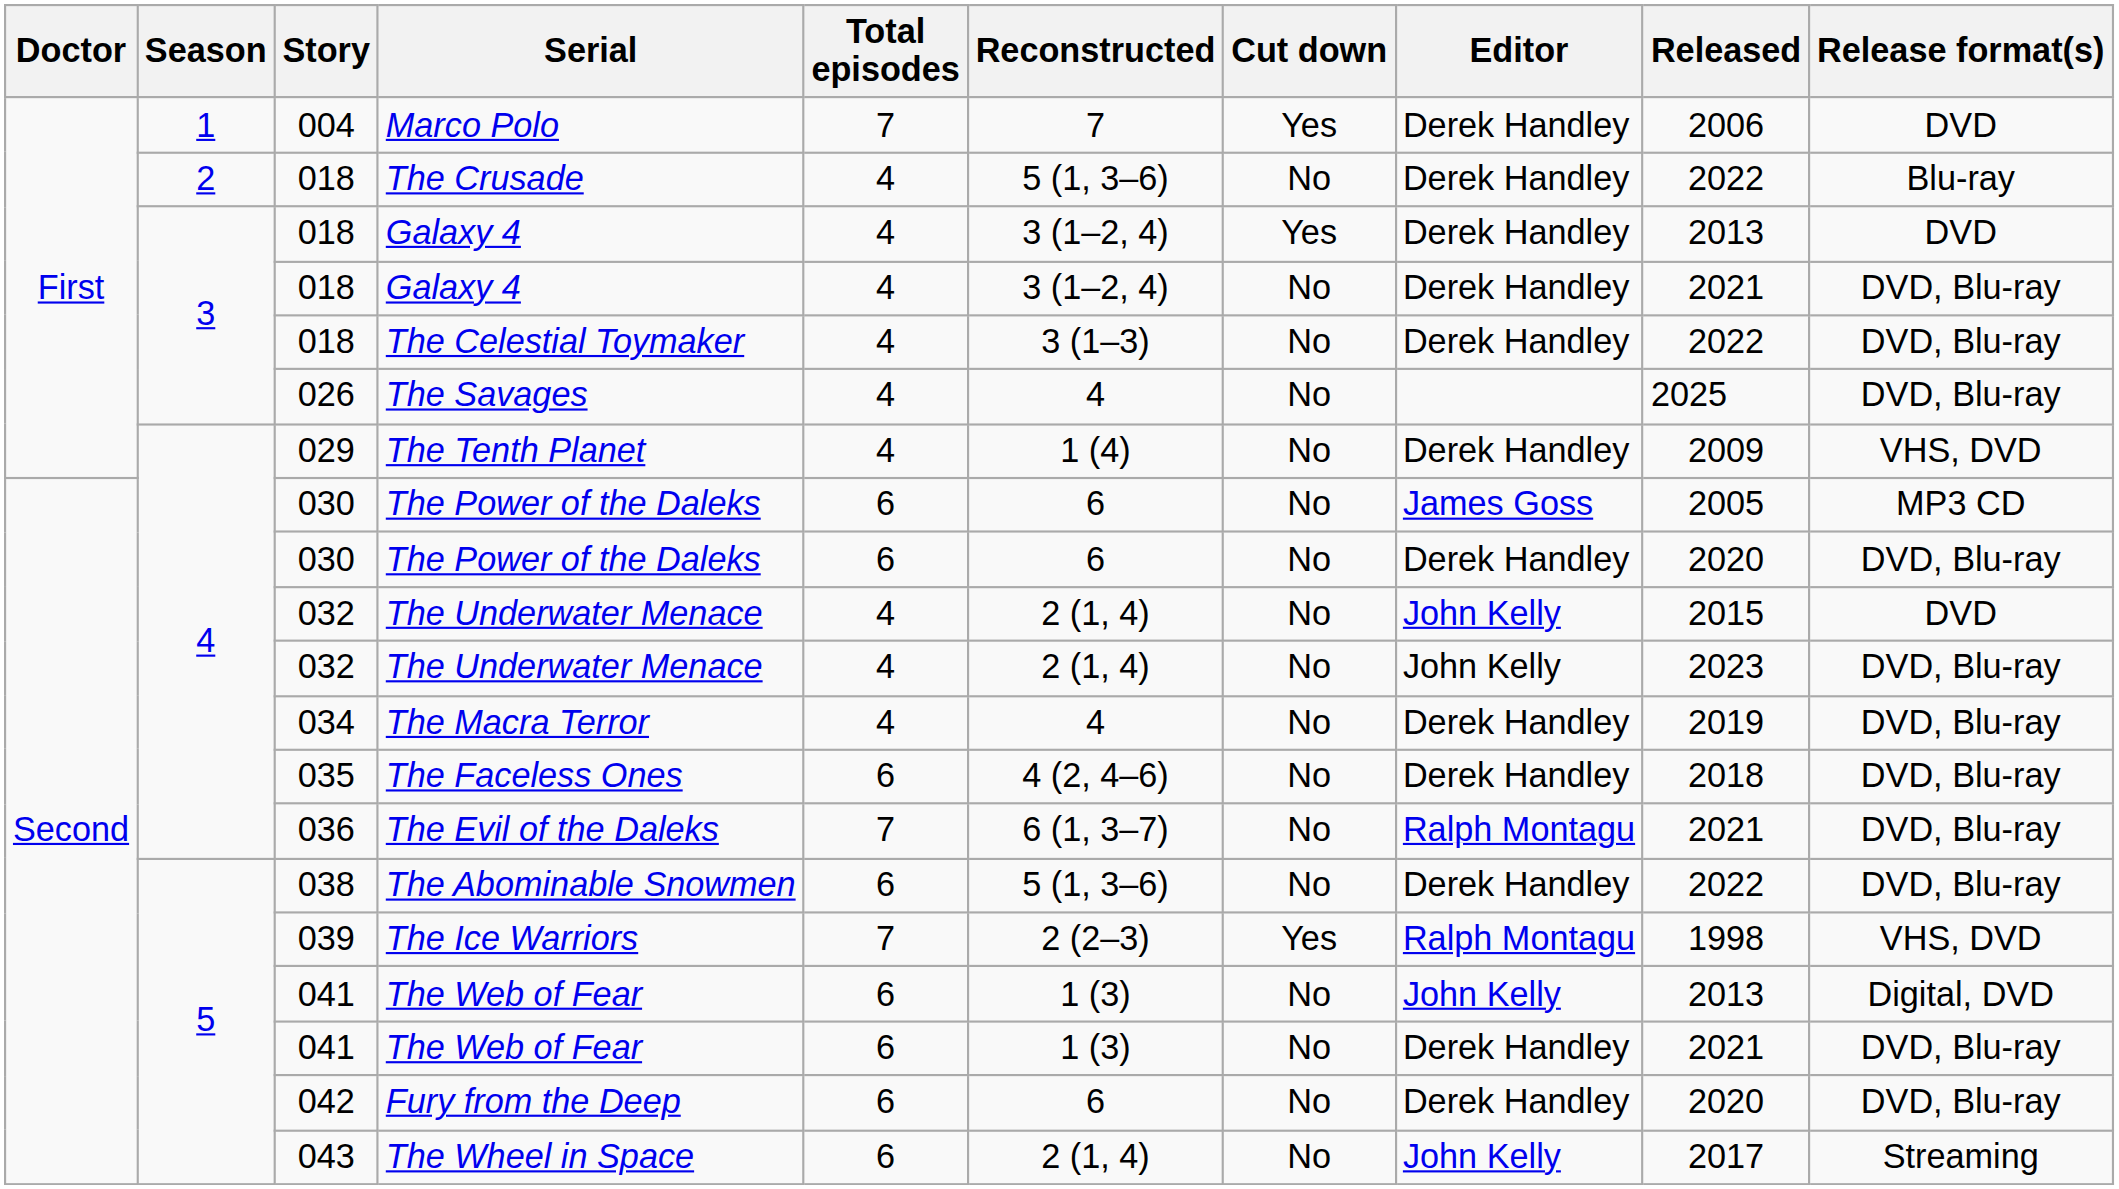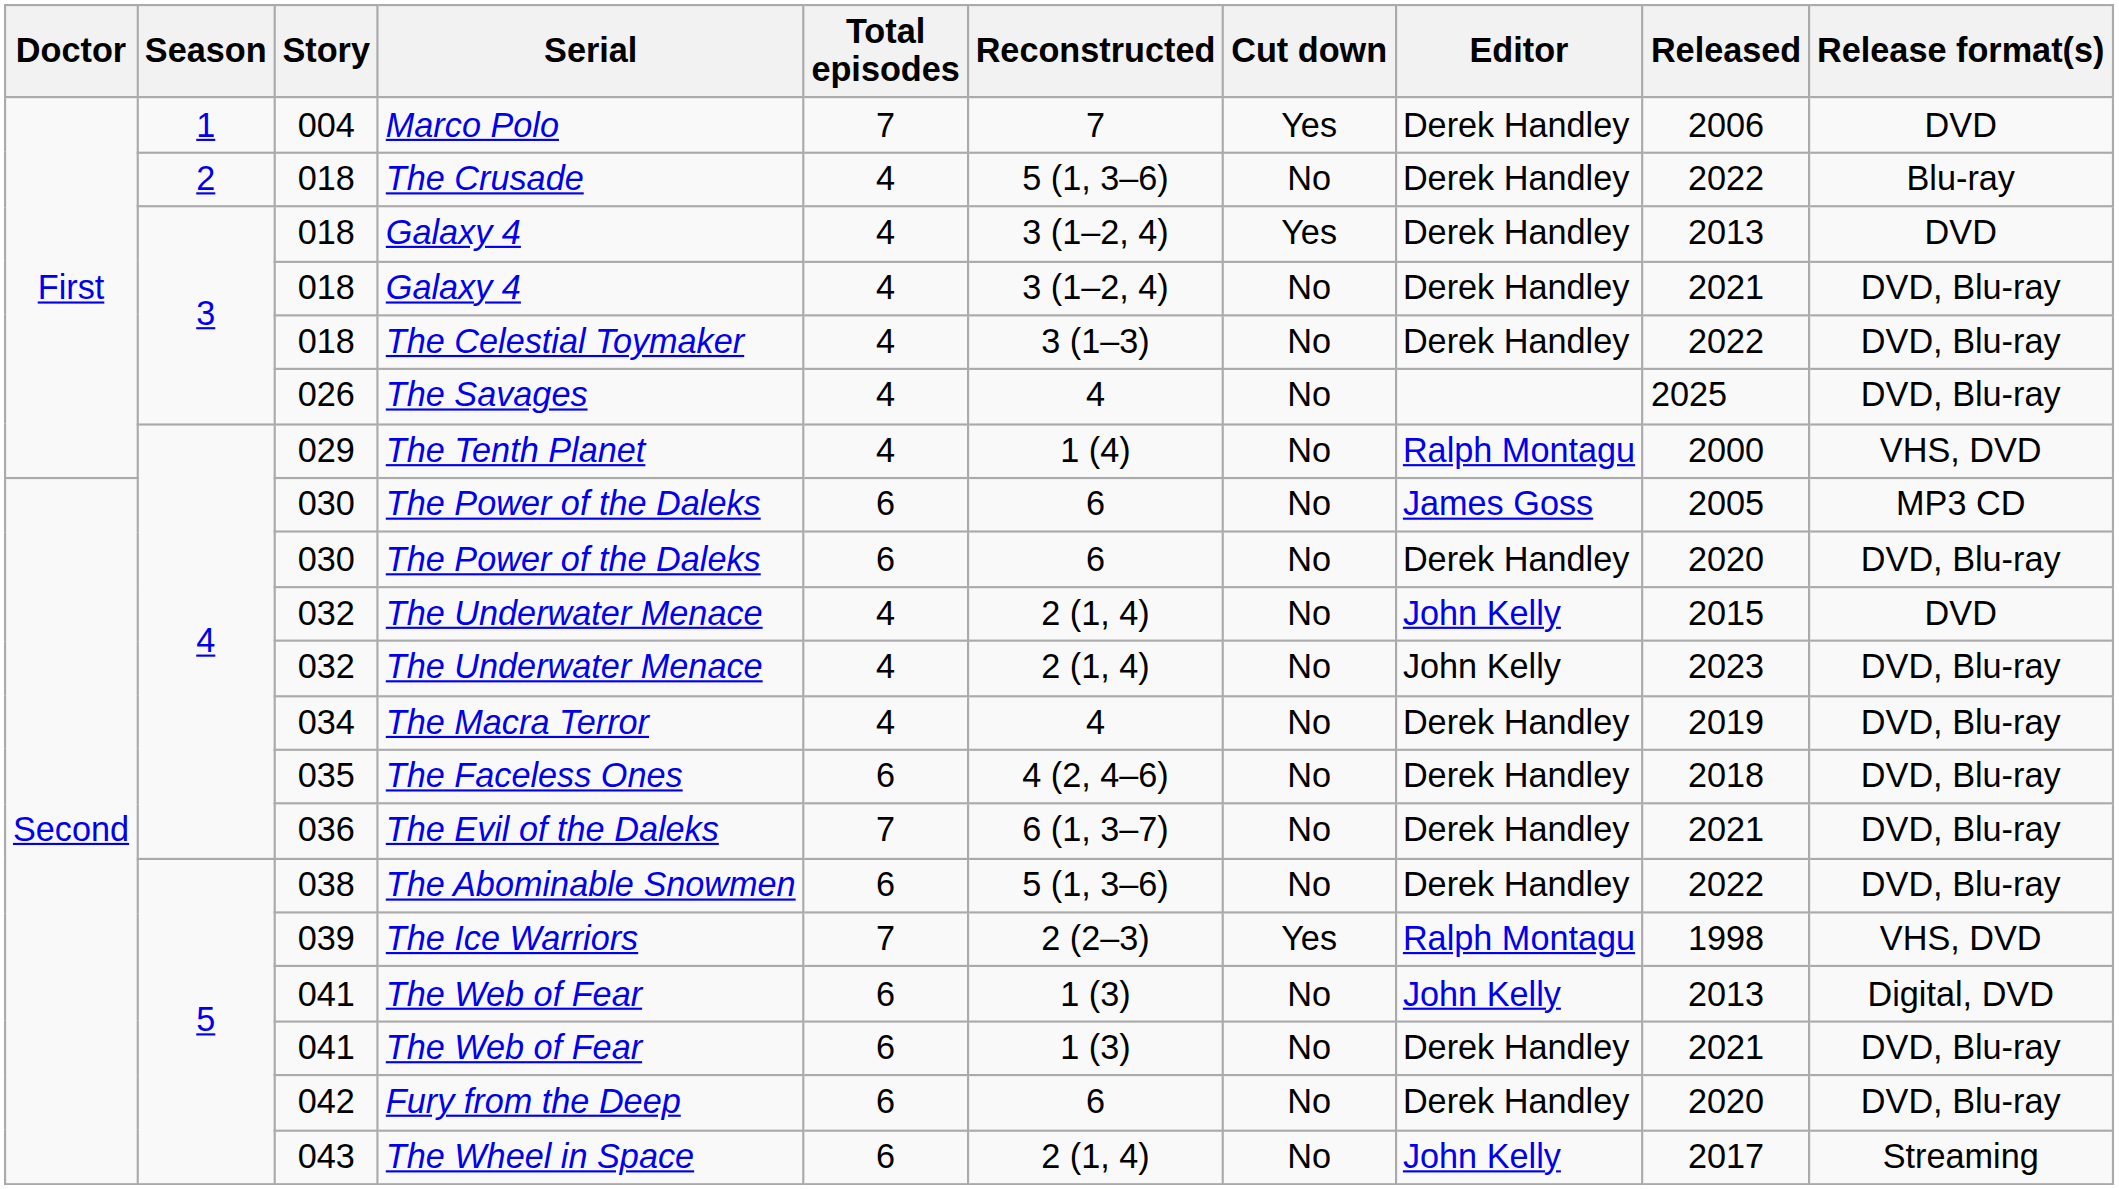(1516, 450) Derek Handley -> (1519, 450) Ralph Montagu
(1726, 450) 2009 -> (1726, 450) 2000
(1519, 830) Ralph Montagu -> (1516, 830) Derek Handley
